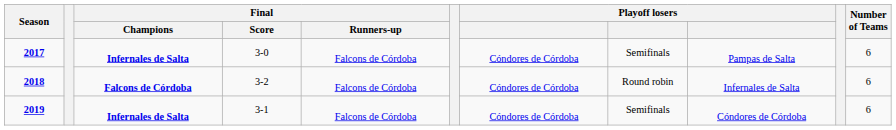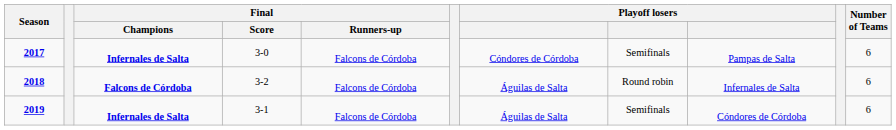(534, 88) Cóndores de Córdoba -> (534, 88) Águilas de Salta
(534, 116) Cóndores de Córdoba -> (534, 116) Águilas de Salta
